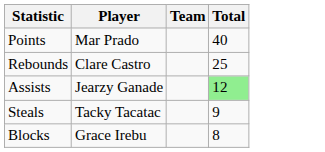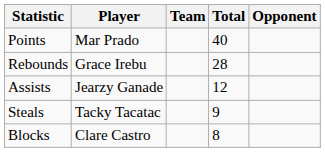+ column: (284, 16)
(113, 64) Clare Castro -> (111, 64) Grace Irebu
(220, 64) 25 -> (220, 64) 28
(220, 87) lightgreen background -> (220, 87) no background
(111, 135) Grace Irebu -> (113, 135) Clare Castro
